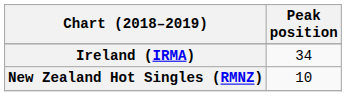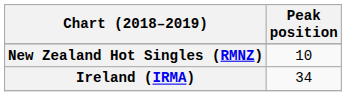rows swapped: (135, 56) <-> (135, 79)
